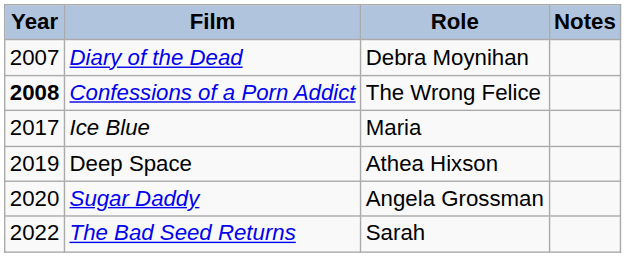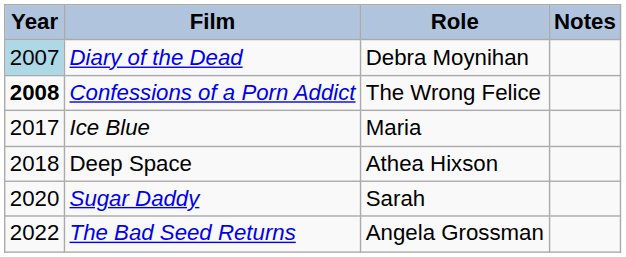(35, 57) no background -> (35, 57) lightblue background
(35, 163) 2019 -> (35, 163) 2018
(455, 198) Angela Grossman -> (395, 198) Sarah
(395, 233) Sarah -> (455, 233) Angela Grossman
